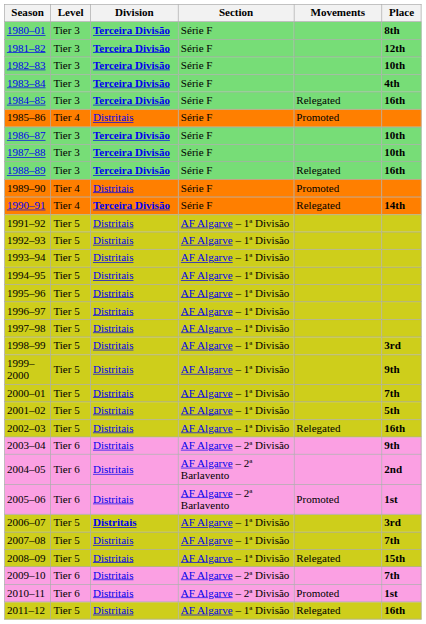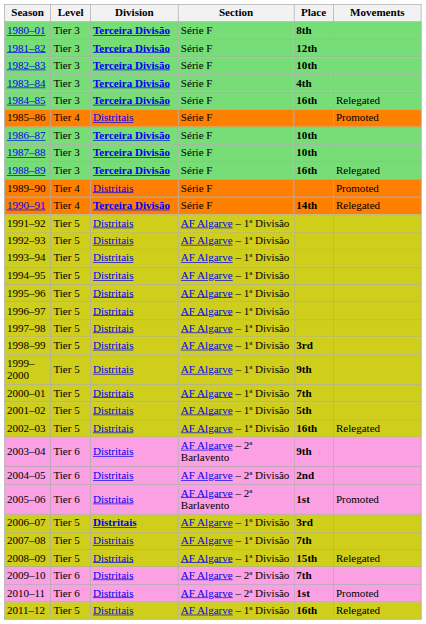columns swapped: (401, 13) <-> (338, 13)
(235, 445) AF Algarve – 2ª Divisão -> (217, 452) AF Algarve – 2ª Barlavento
(217, 469) AF Algarve – 2ª Barlavento -> (235, 475) AF Algarve – 2ª Divisão
